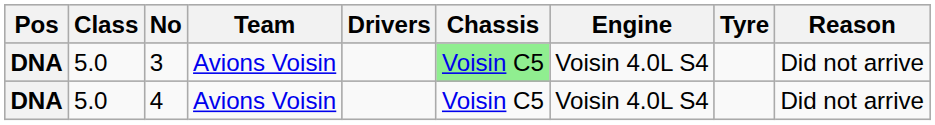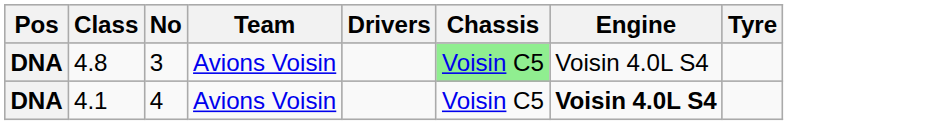- column: (852, 24)
(91, 62) 5.0 -> (91, 62) 4.8
(91, 101) 5.0 -> (91, 101) 4.1
(632, 101) normal -> (636, 101) bold
